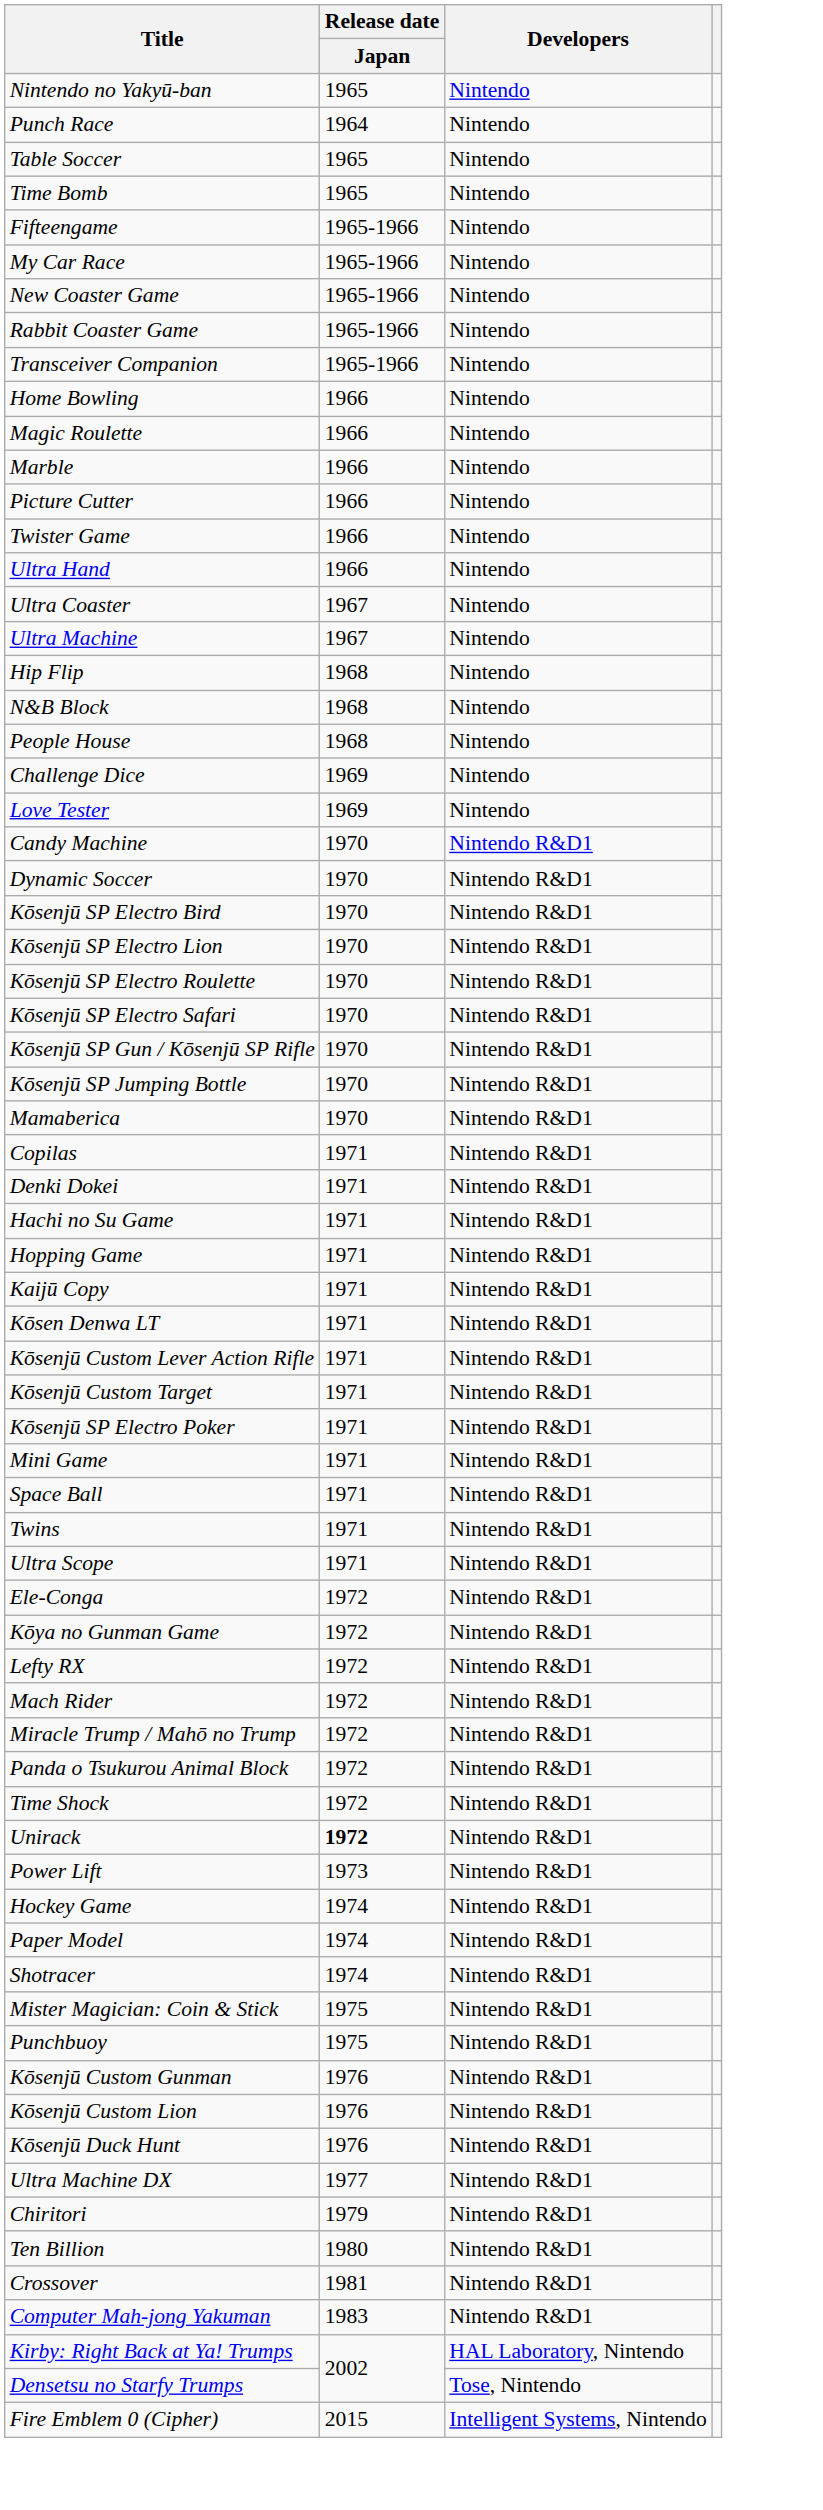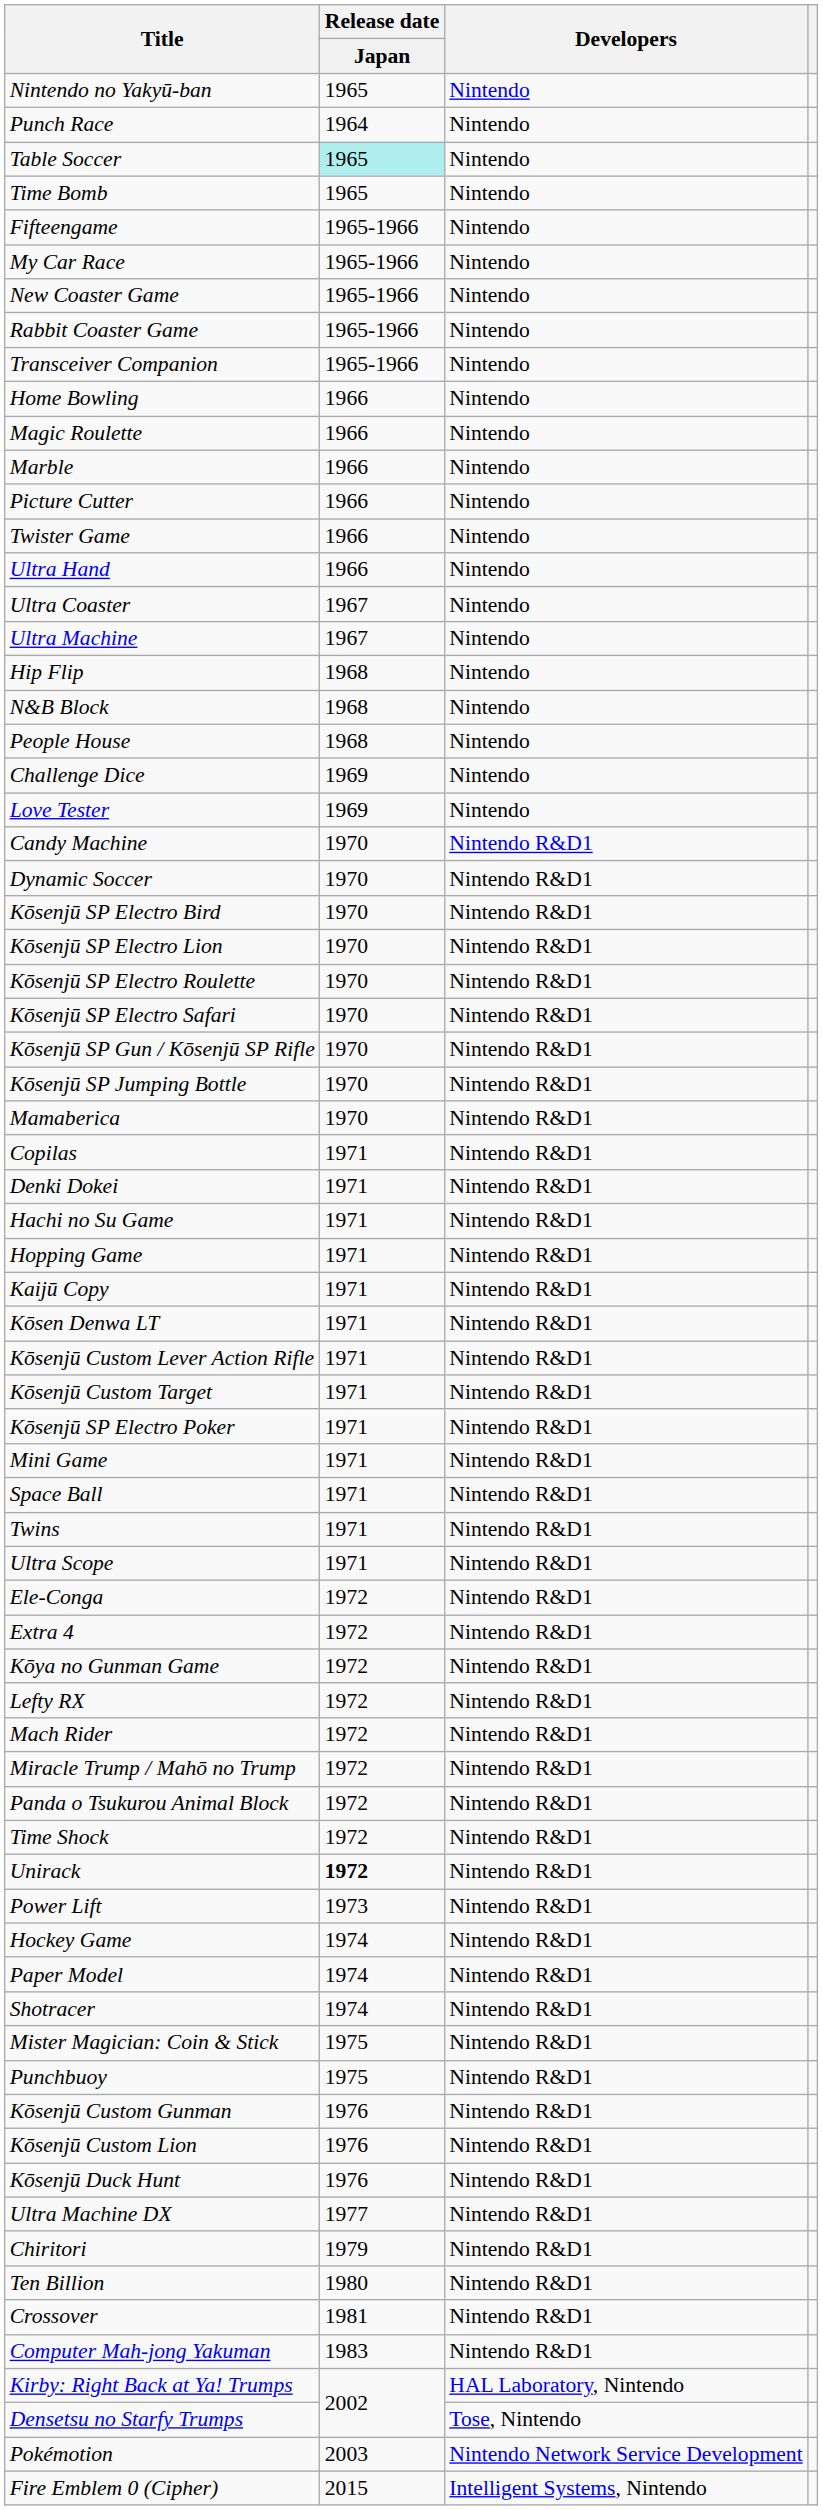(346, 158) no background -> (346, 158) paleturquoise background
+ row: (42, 1631)
+ row: (61, 2453)
